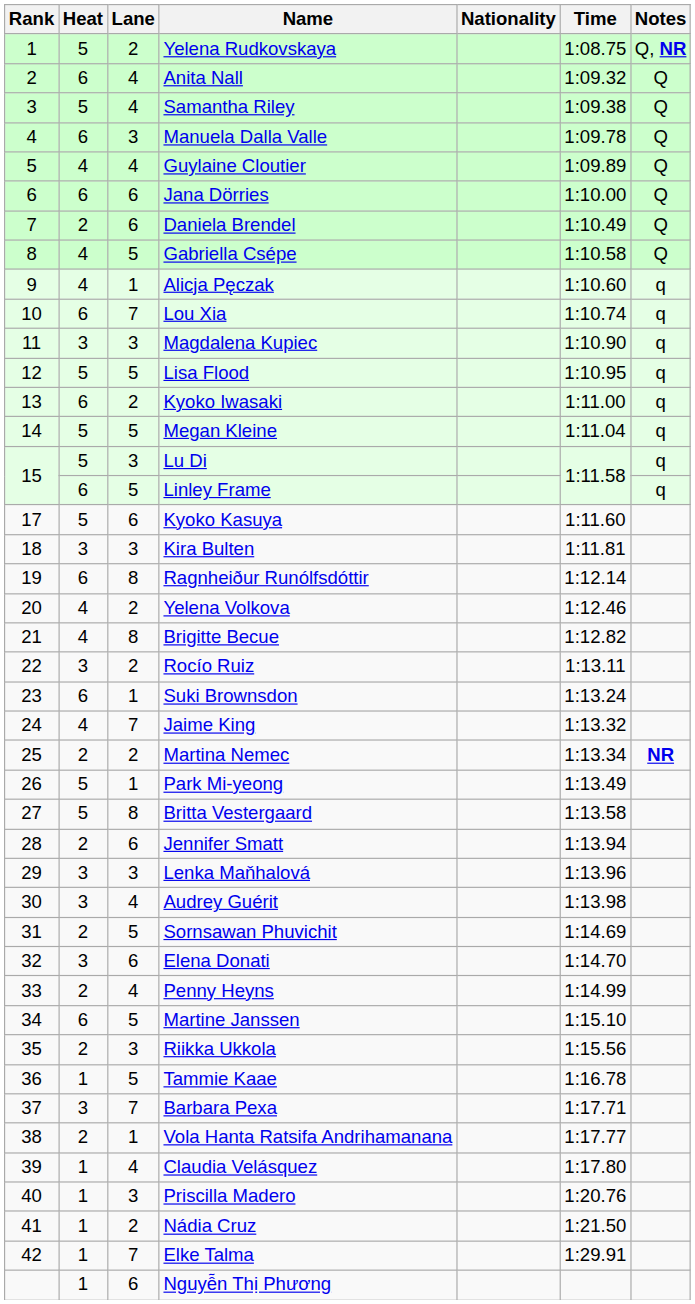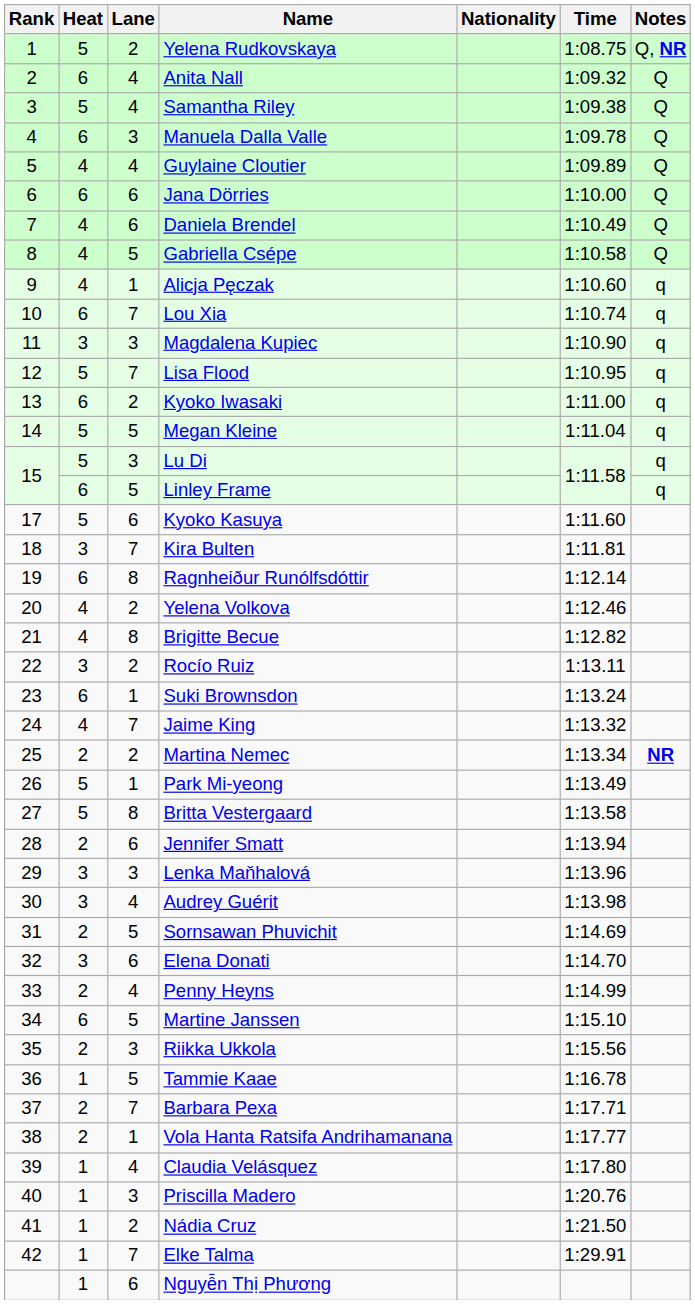(83, 225) 2 -> (83, 225) 4
(133, 372) 5 -> (133, 372) 7
(133, 549) 3 -> (133, 549) 7
(83, 1108) 3 -> (83, 1108) 2
